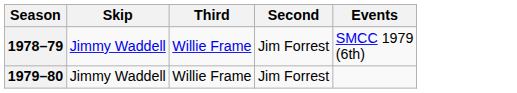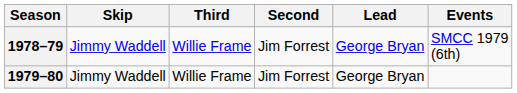+ column: (380, 15)
